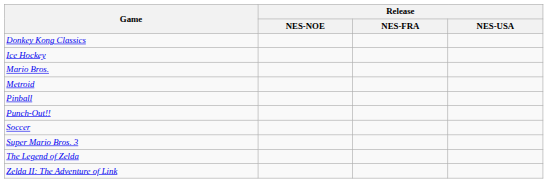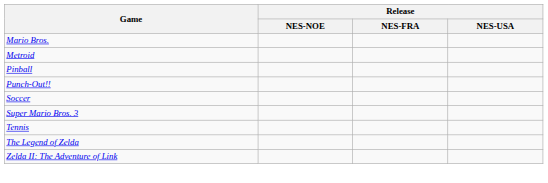- row: (46, 41)
- row: (26, 55)
+ row: (18, 128)
